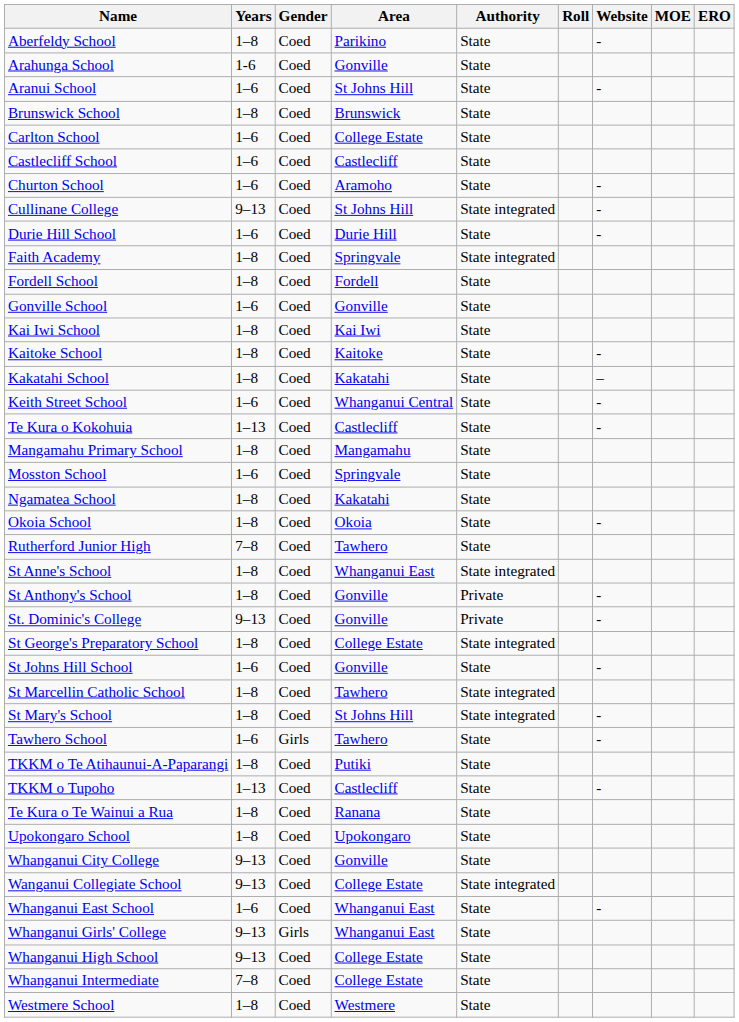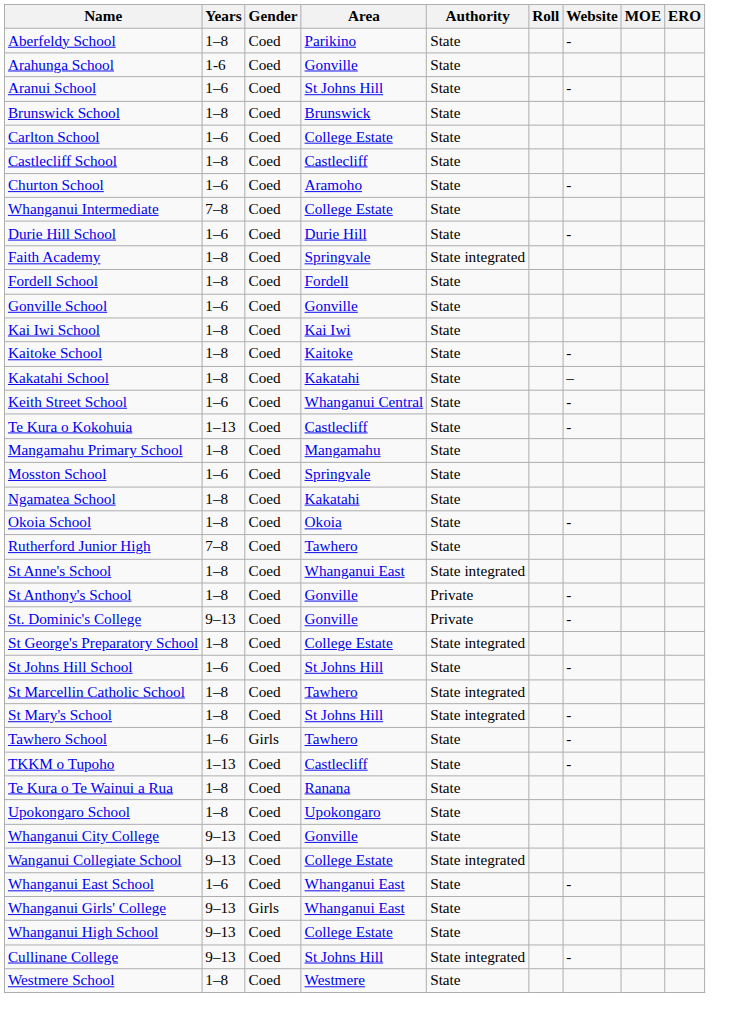(247, 161) 1–6 -> (217, 161) 1–8
rows swapped: (63, 209) <-> (83, 980)
(361, 667) Gonville -> (344, 667) St Johns Hill
- row: (118, 763)
